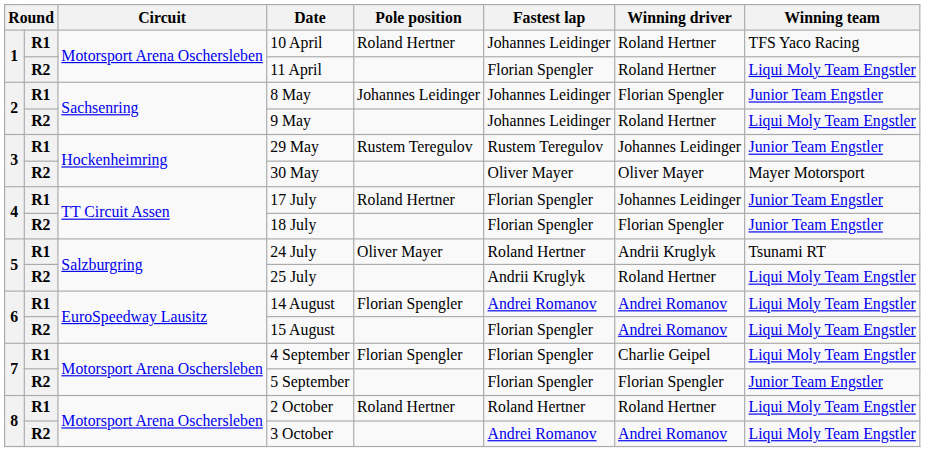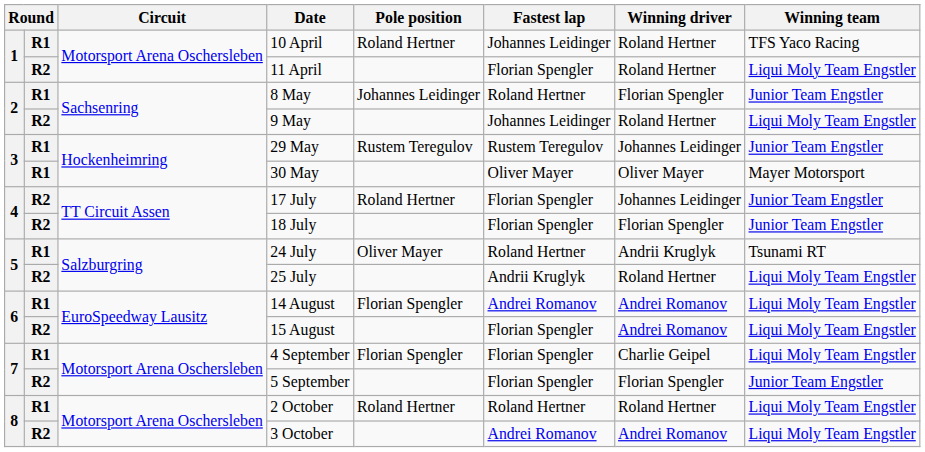(549, 95) Johannes Leidinger -> (536, 95) Roland Hertner
(41, 173) R2 -> (41, 173) R1
(41, 199) R1 -> (41, 199) R2
